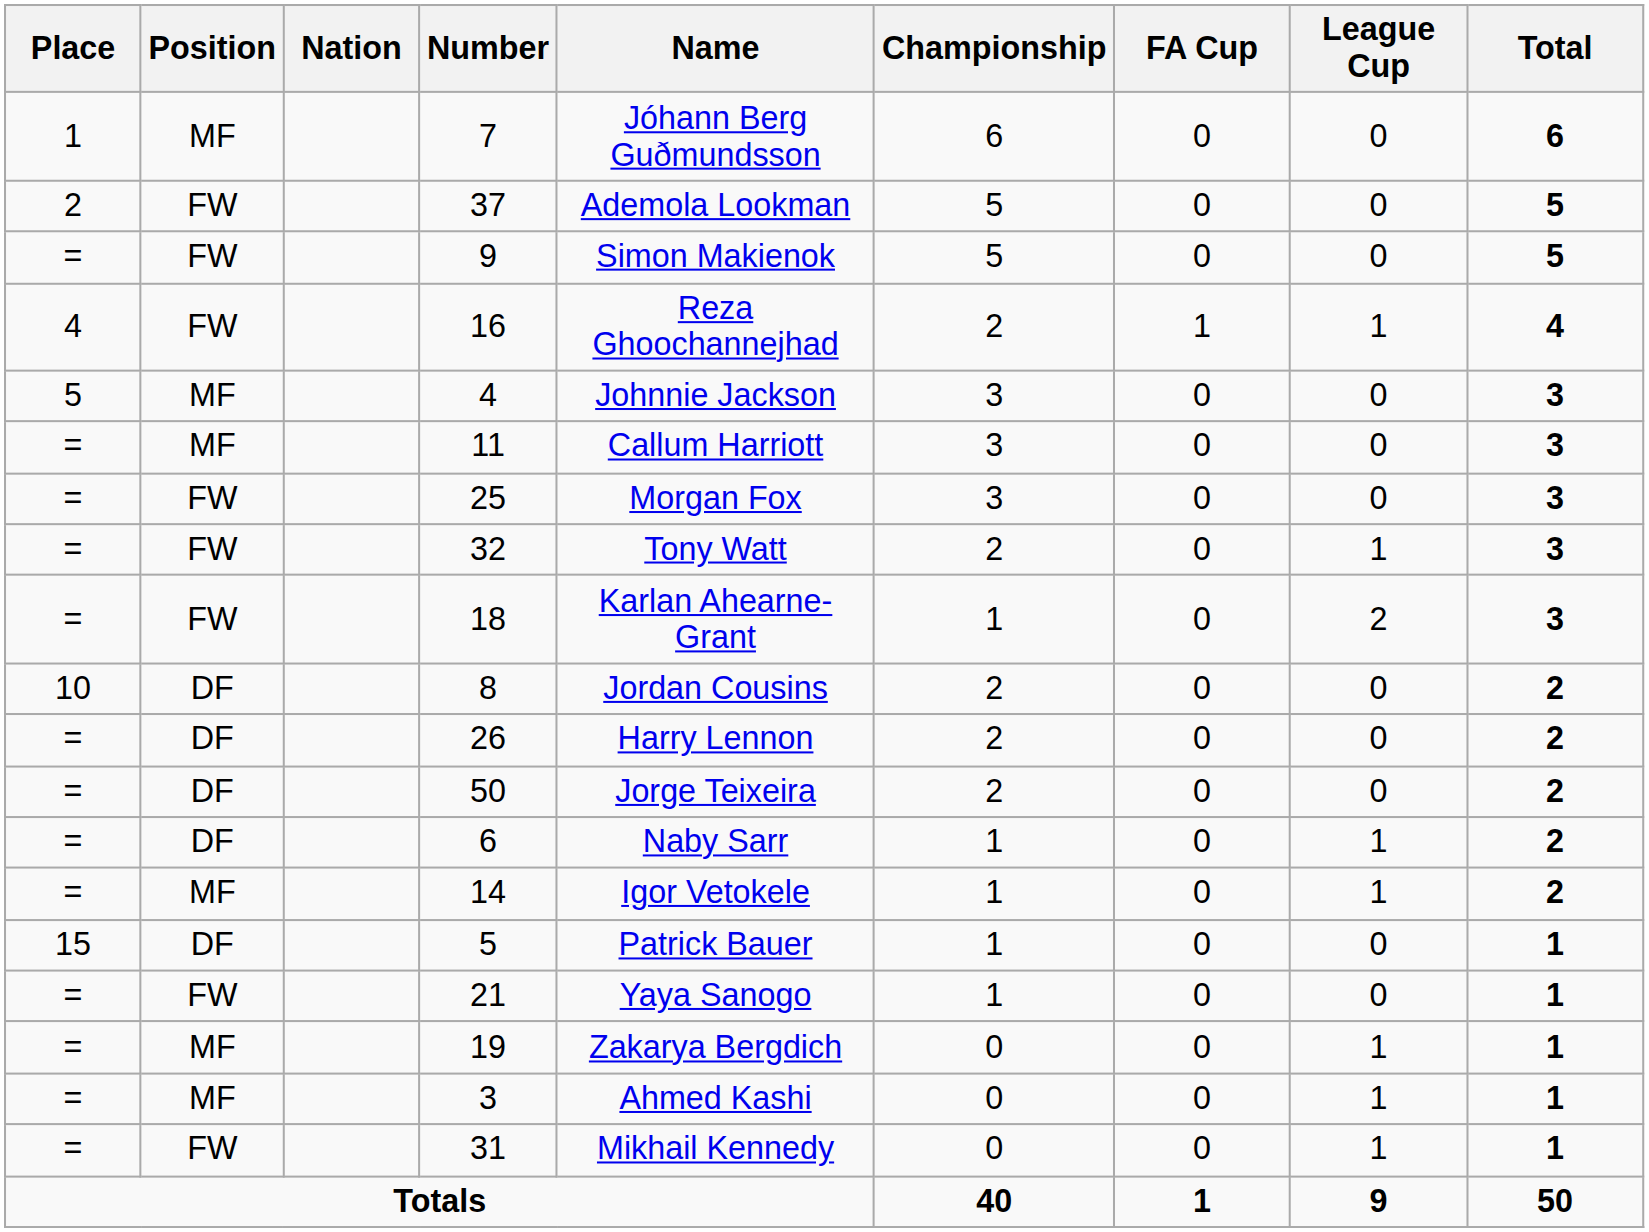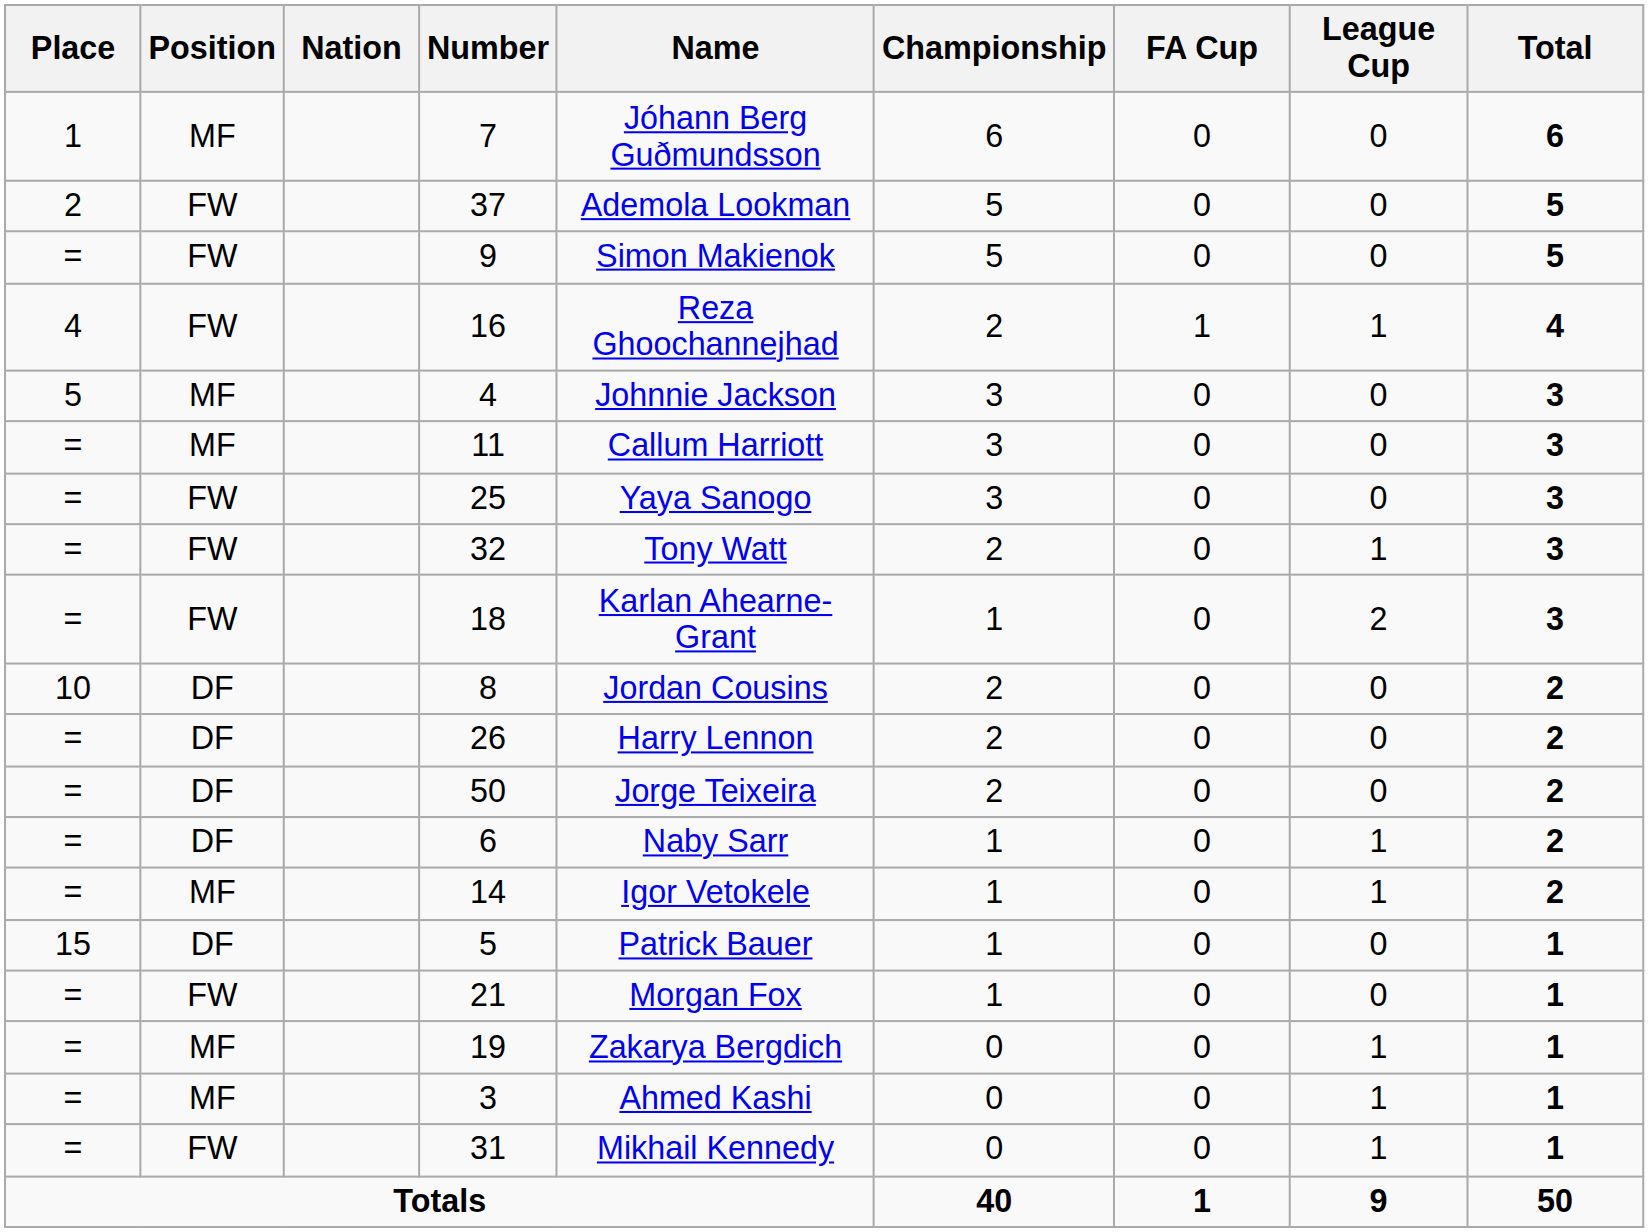(716, 498) Morgan Fox -> (716, 498) Yaya Sanogo
(716, 995) Yaya Sanogo -> (716, 995) Morgan Fox
